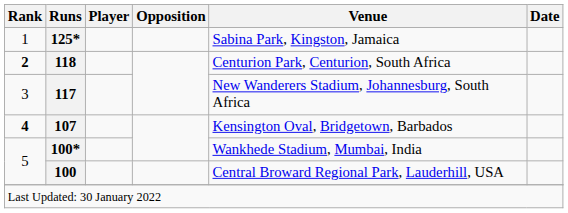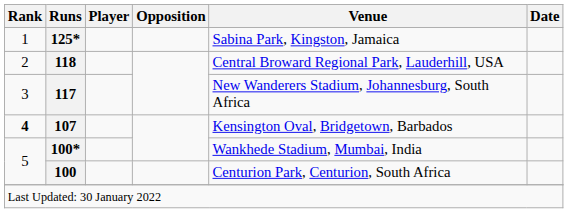(25, 62) bold -> (25, 62) normal
(331, 62) Centurion Park, Centurion, South Africa -> (358, 62) Central Broward Regional Park, Lauderhill, USA
(358, 172) Central Broward Regional Park, Lauderhill, USA -> (331, 172) Centurion Park, Centurion, South Africa
